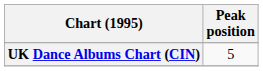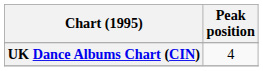(231, 54) 5 -> (231, 54) 4
